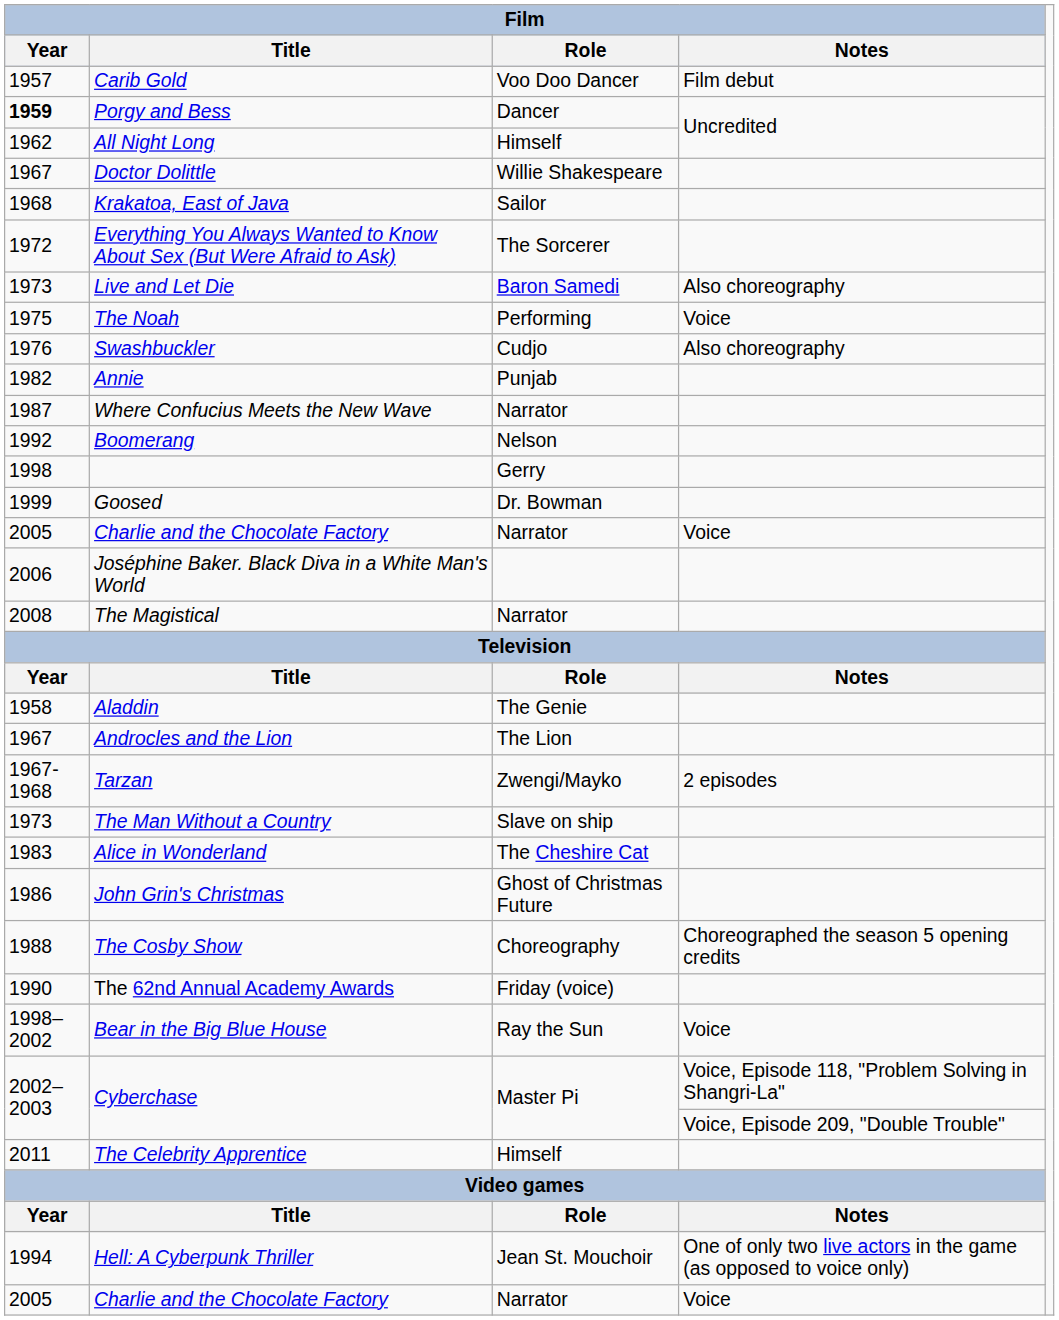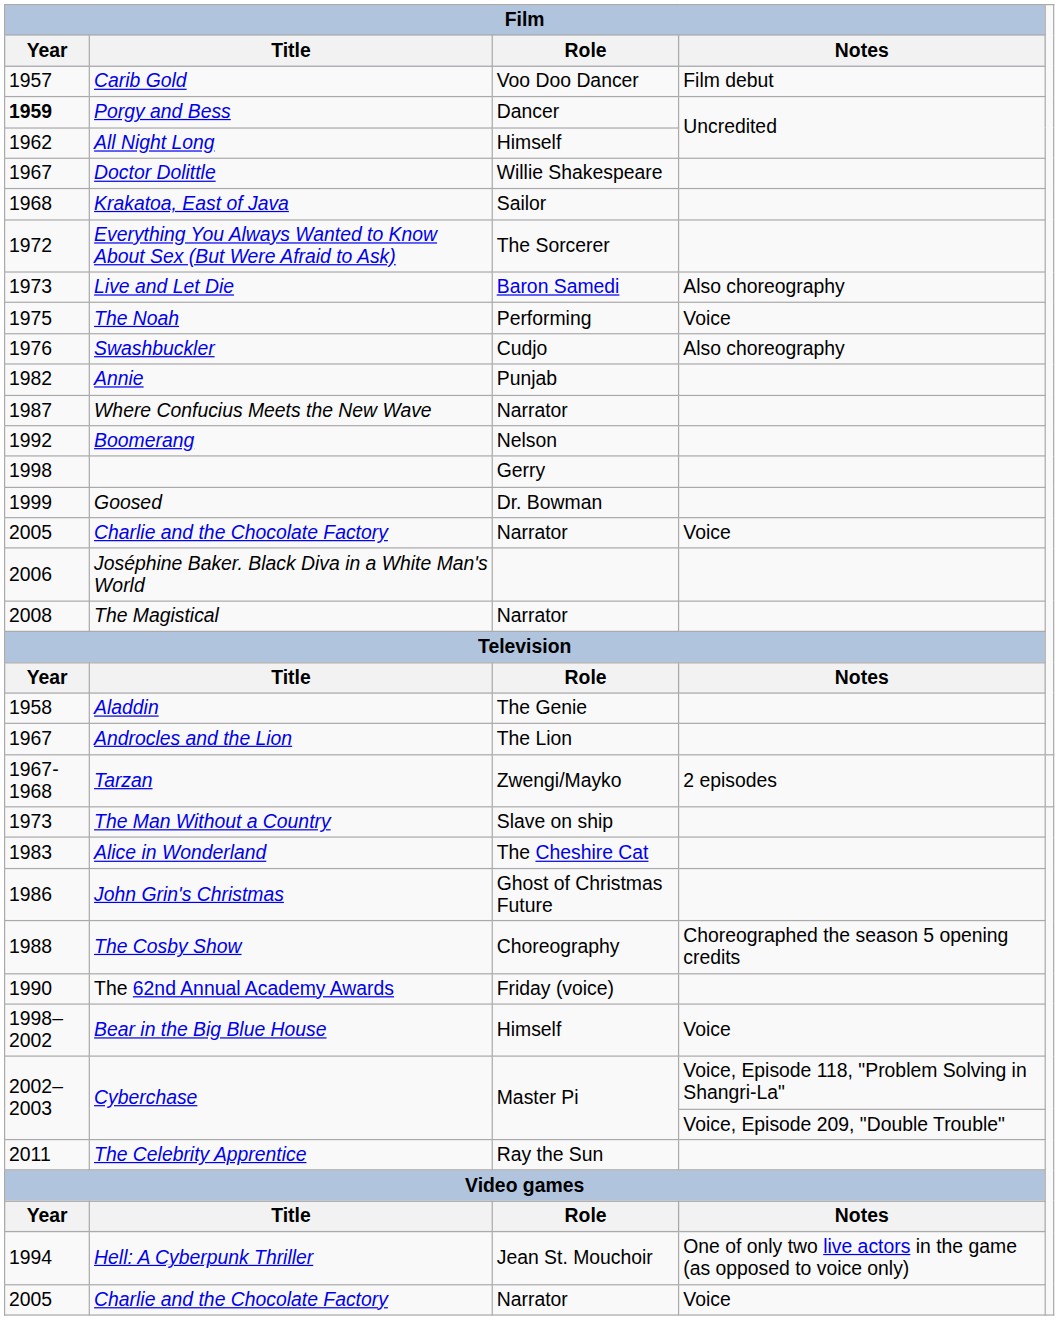(550, 1030) Ray the Sun -> (529, 1030) Himself
(529, 1154) Himself -> (550, 1154) Ray the Sun
